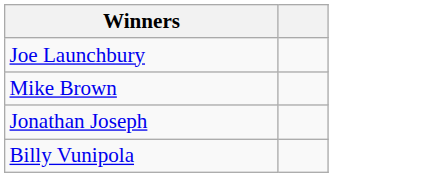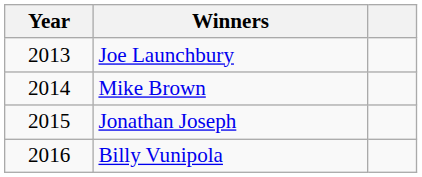+ column: (49, 21)
